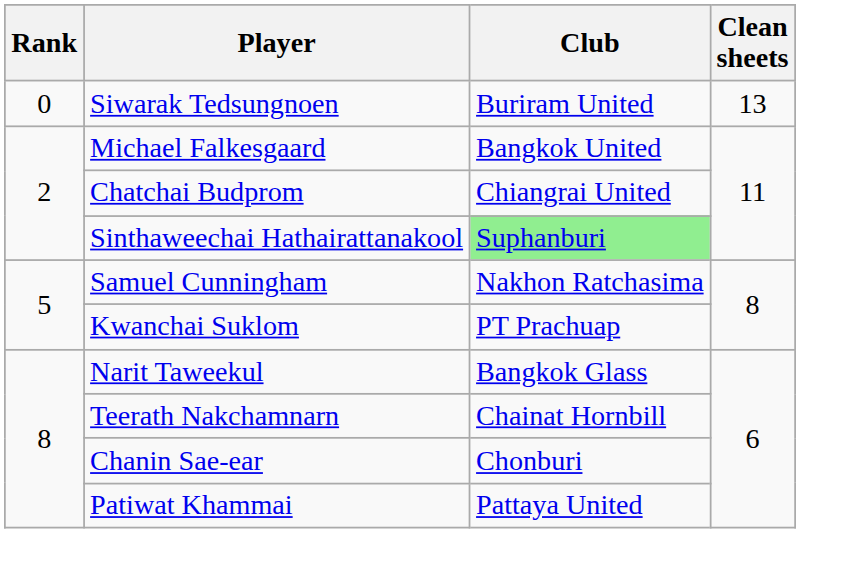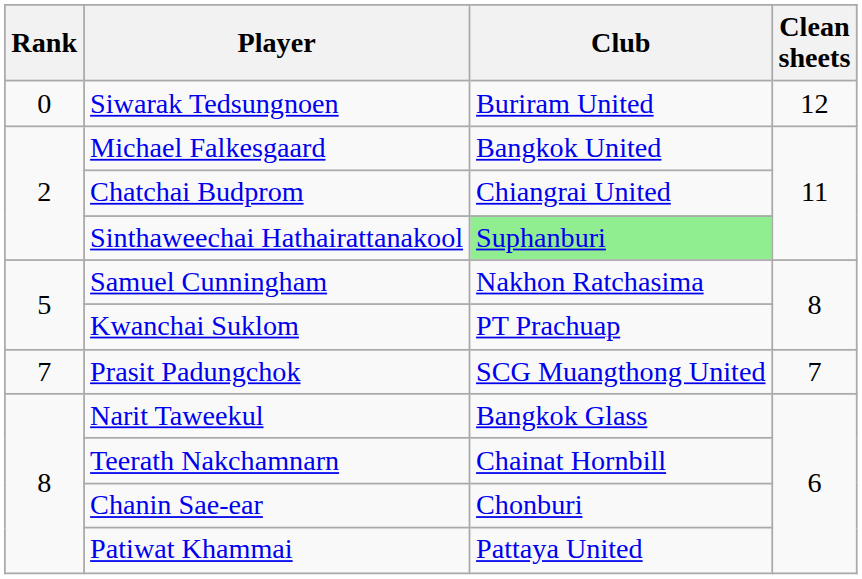(753, 103) 13 -> (814, 103) 12
+ row: (195, 371)
